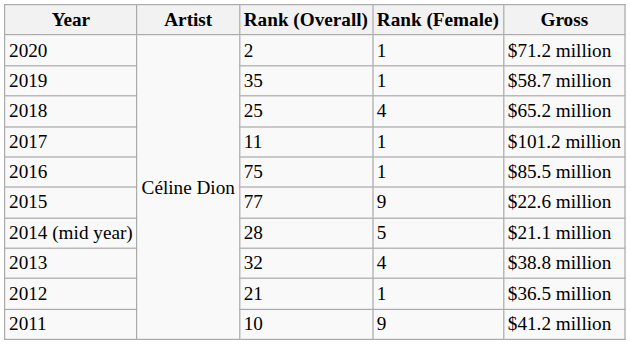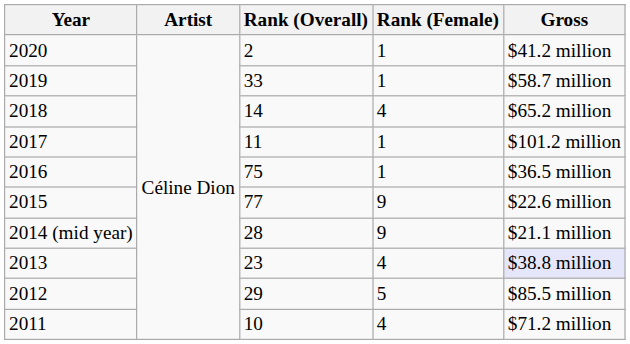(560, 50) $71.2 million -> (560, 50) $41.2 million
(253, 80) 35 -> (253, 80) 33
(253, 111) 25 -> (253, 111) 14
(560, 171) $85.5 million -> (560, 171) $36.5 million
(382, 232) 5 -> (382, 232) 9
(253, 263) 32 -> (253, 263) 23
(560, 263) no background -> (560, 263) lavender background
(253, 293) 21 -> (253, 293) 29
(382, 293) 1 -> (382, 293) 5
(560, 293) $36.5 million -> (560, 293) $85.5 million
(382, 324) 9 -> (382, 324) 4
(560, 324) $41.2 million -> (560, 324) $71.2 million
